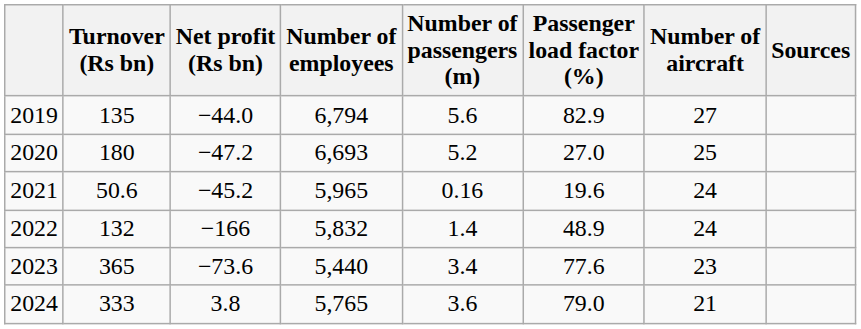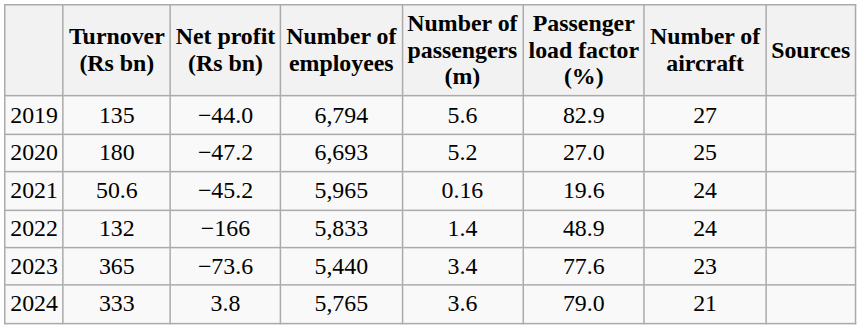(341, 228) 5,832 -> (341, 228) 5,833
